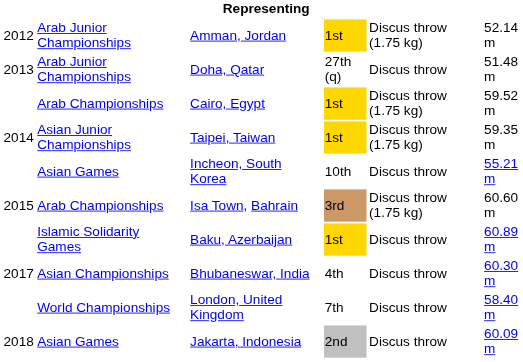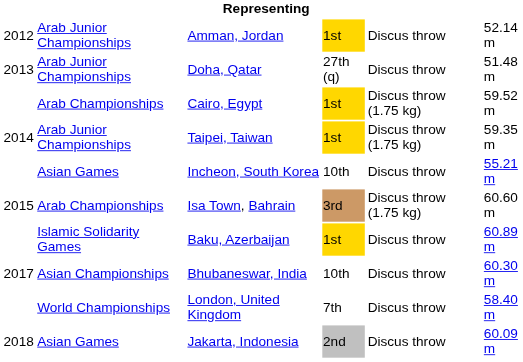(408, 35) Discus throw (1.75 kg) -> (407, 35) Discus throw
(84, 137) Asian Junior Championships -> (84, 137) Arab Junior Championships
(334, 273) 4th -> (336, 273) 10th
